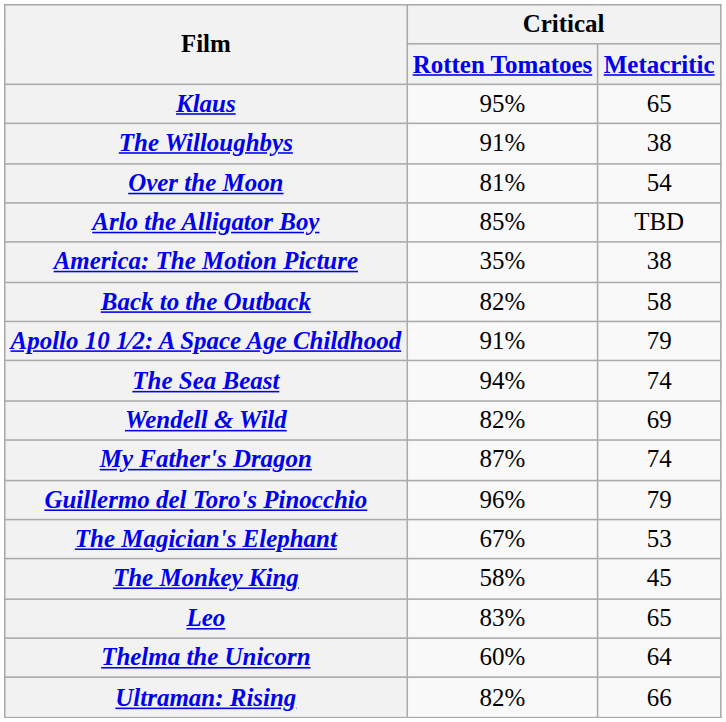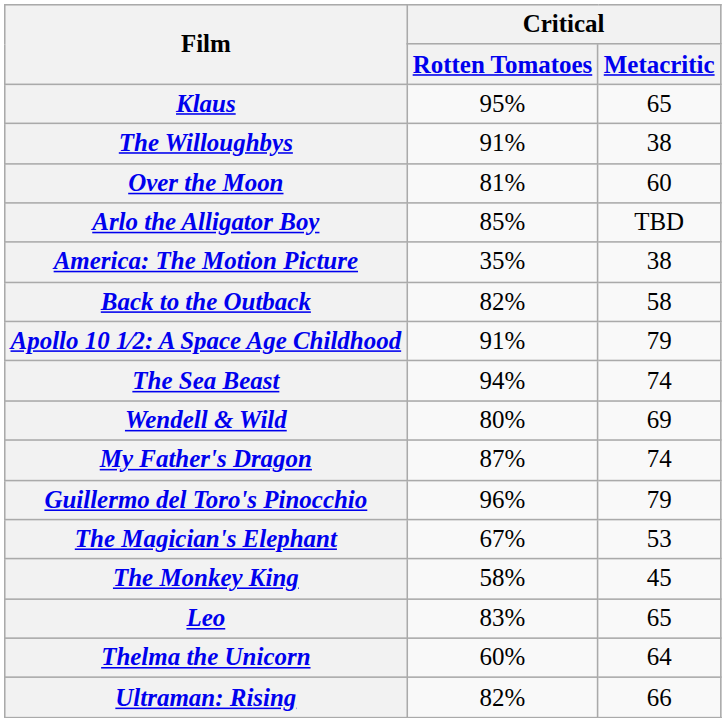(659, 182) 54 -> (659, 182) 60
(502, 420) 82% -> (502, 420) 80%
